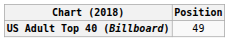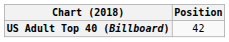(198, 29) 49 -> (198, 29) 42
